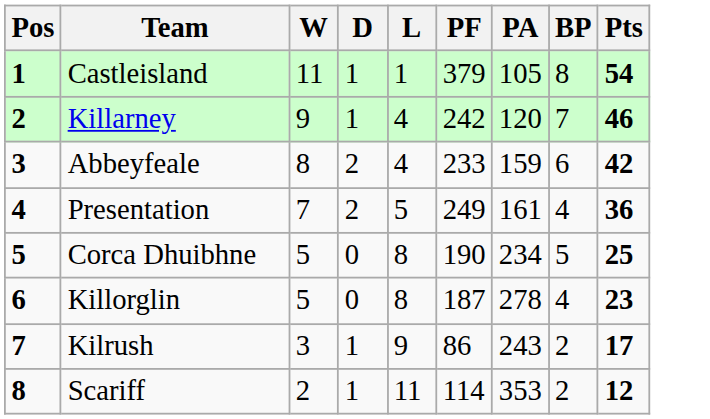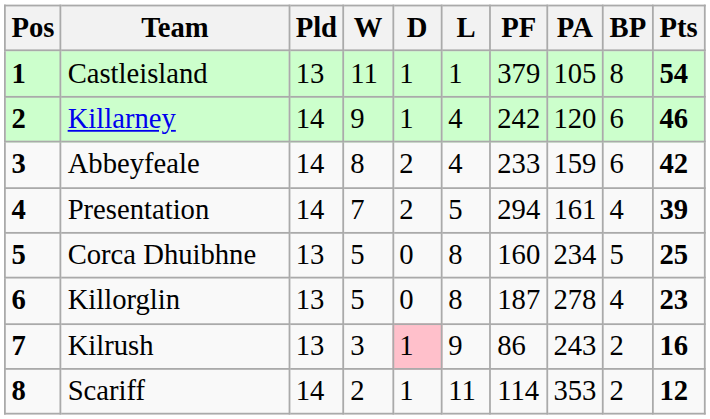+ column: (316, 27)
(562, 118) 7 -> (617, 118) 6
(464, 209) 249 -> (519, 209) 294
(619, 209) 36 -> (674, 209) 39
(464, 254) 190 -> (519, 254) 160
(352, 345) no background -> (406, 345) pink background
(619, 345) 17 -> (674, 345) 16
